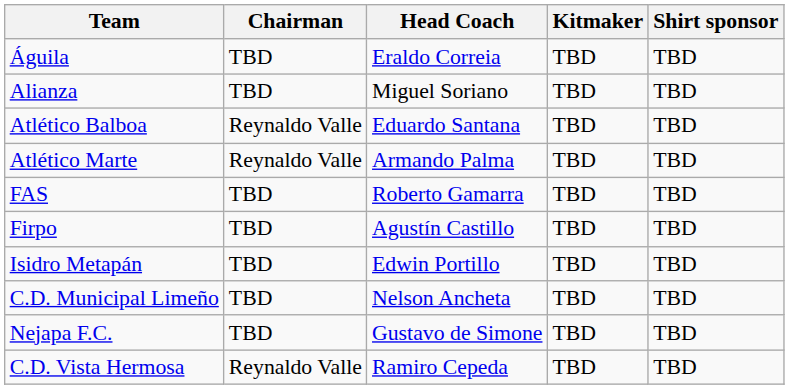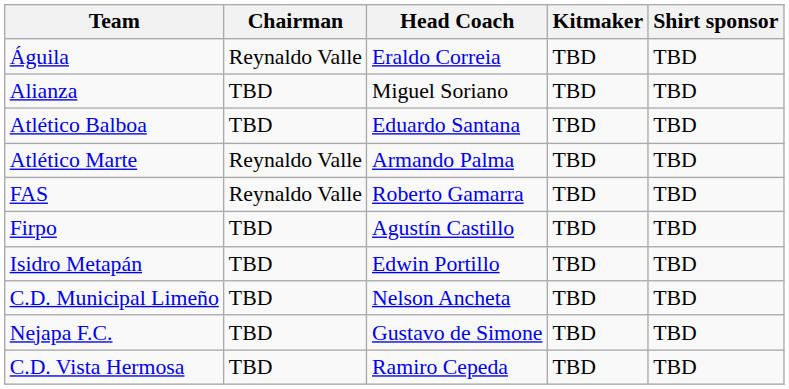(251, 56) TBD -> (295, 56) Reynaldo Valle
(295, 125) Reynaldo Valle -> (251, 125) TBD
(251, 194) TBD -> (295, 194) Reynaldo Valle
(295, 366) Reynaldo Valle -> (251, 366) TBD
